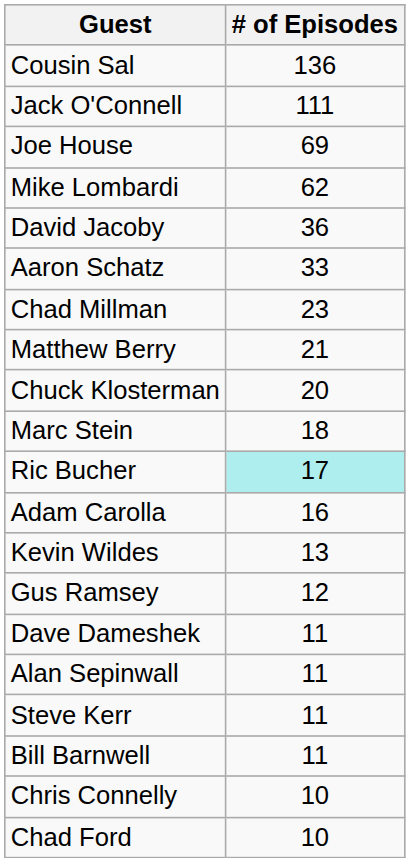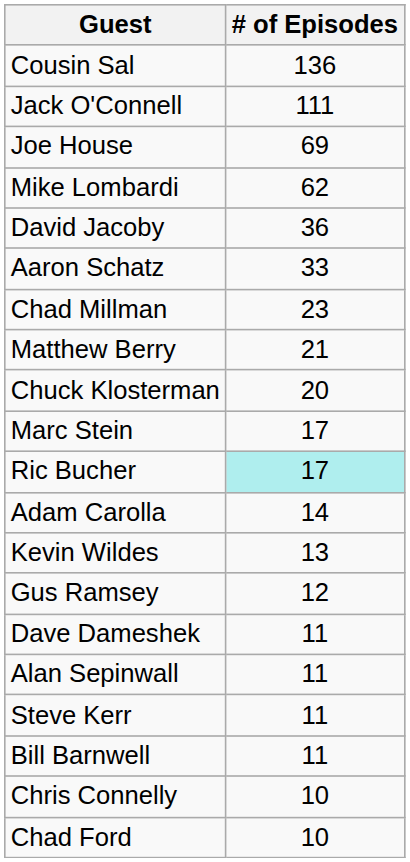(315, 430) 18 -> (315, 430) 17
(315, 512) 16 -> (315, 512) 14
